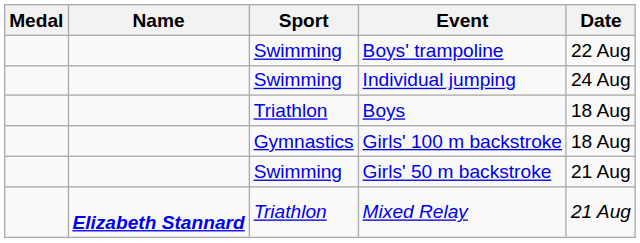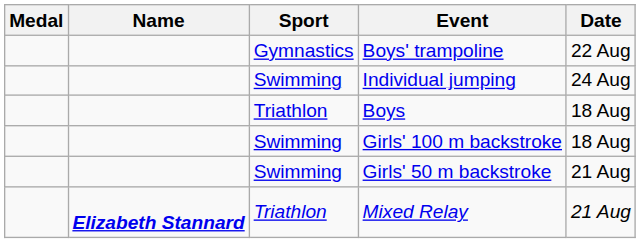(298, 50) Swimming -> (304, 50) Gymnastics
(304, 141) Gymnastics -> (298, 141) Swimming
